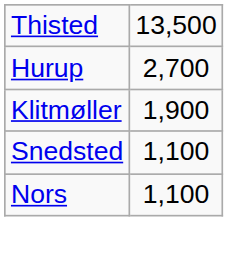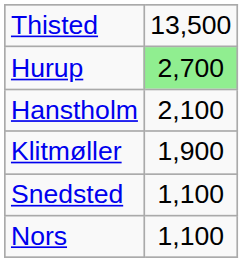(176, 67) no background -> (191, 67) lightgreen background
+ row: (74, 109)
